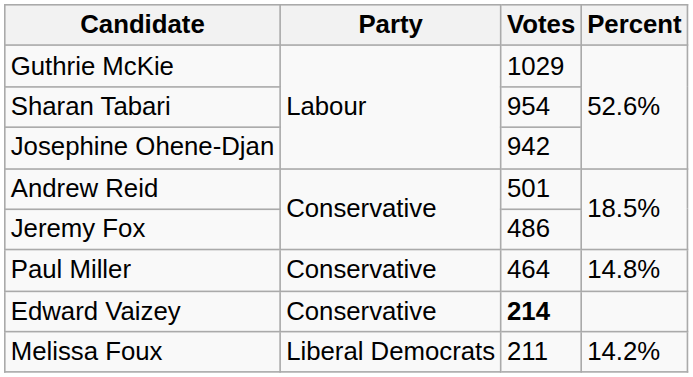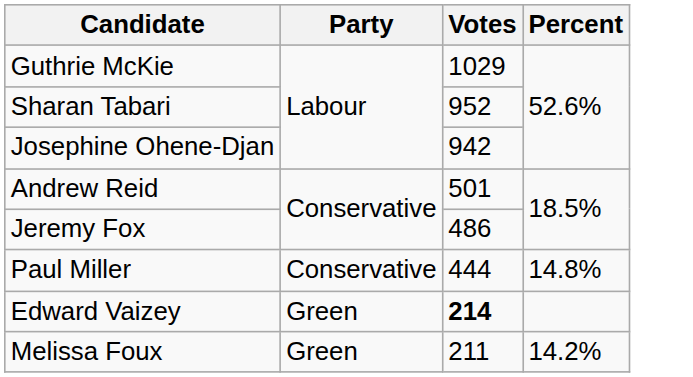(529, 106) 954 -> (470, 106) 952
(529, 270) 464 -> (470, 270) 444
(361, 310) Conservative -> (322, 310) Green
(391, 351) Liberal Democrats -> (322, 351) Green
